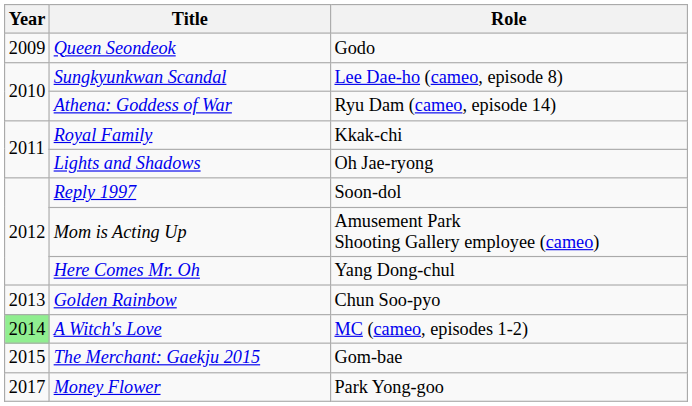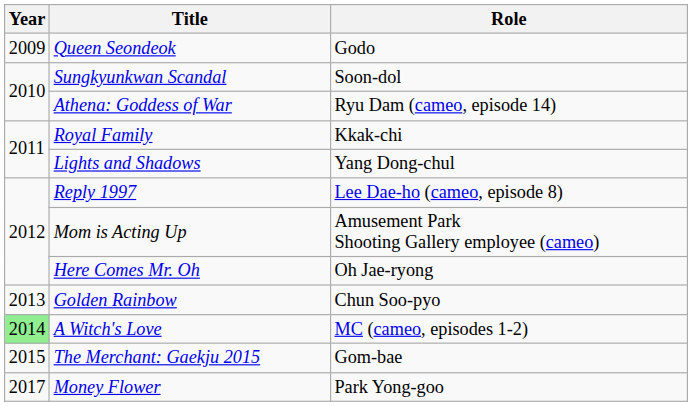(449, 76) Lee Dae-ho (cameo, episode 8) -> (368, 76) Soon-dol
(384, 163) Oh Jae-ryong -> (395, 163) Yang Dong-chul
(368, 192) Soon-dol -> (449, 192) Lee Dae-ho (cameo, episode 8)
(395, 270) Yang Dong-chul -> (384, 270) Oh Jae-ryong
